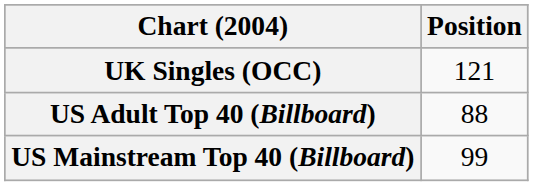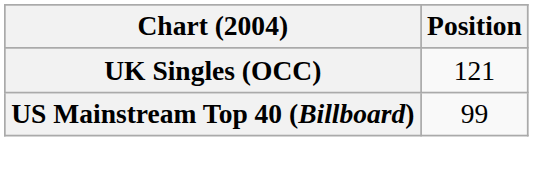- row: (213, 113)
